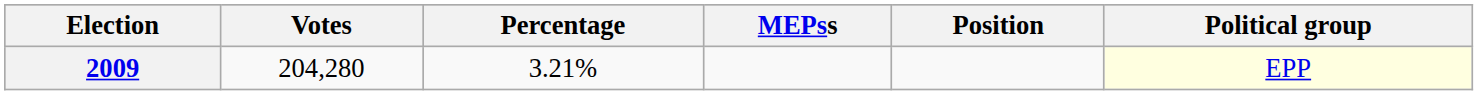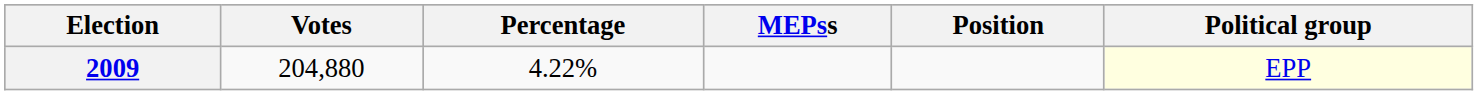(321, 67) 204,280 -> (321, 67) 204,880
(563, 67) 3.21% -> (563, 67) 4.22%
